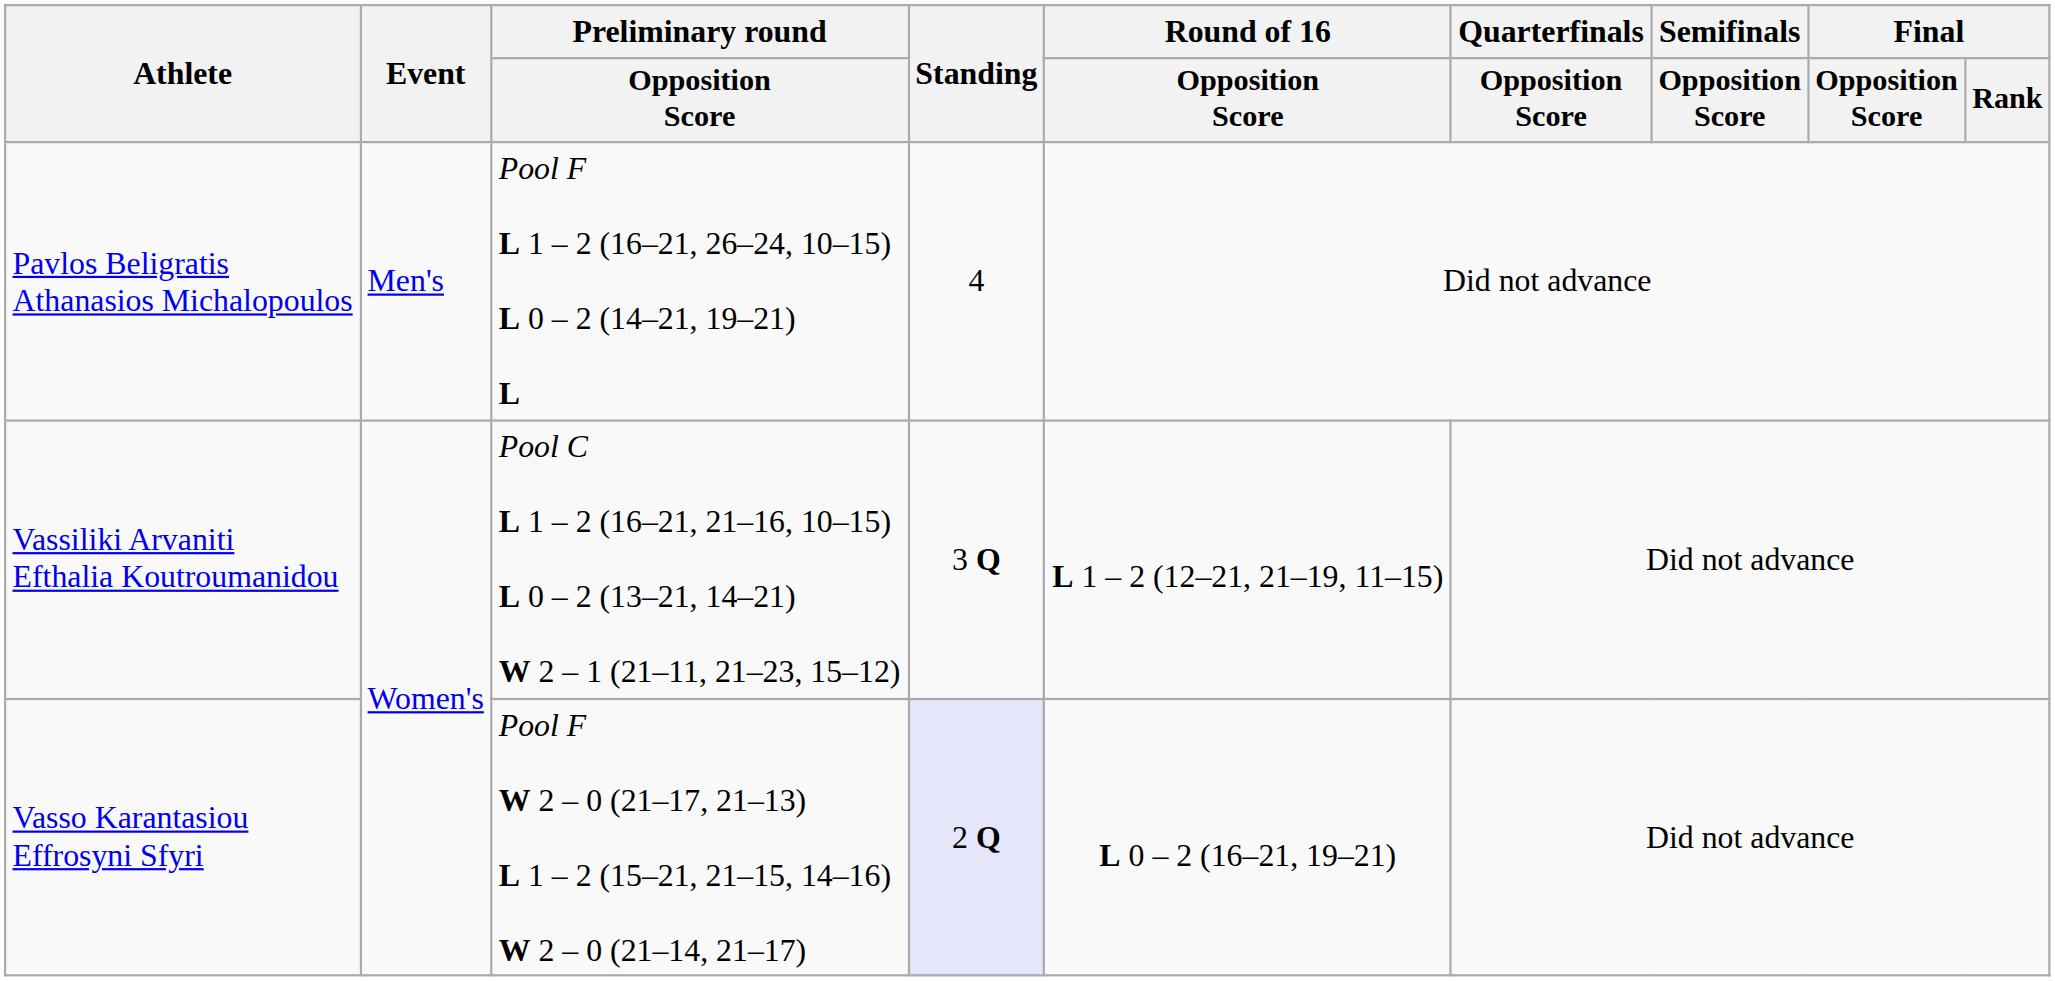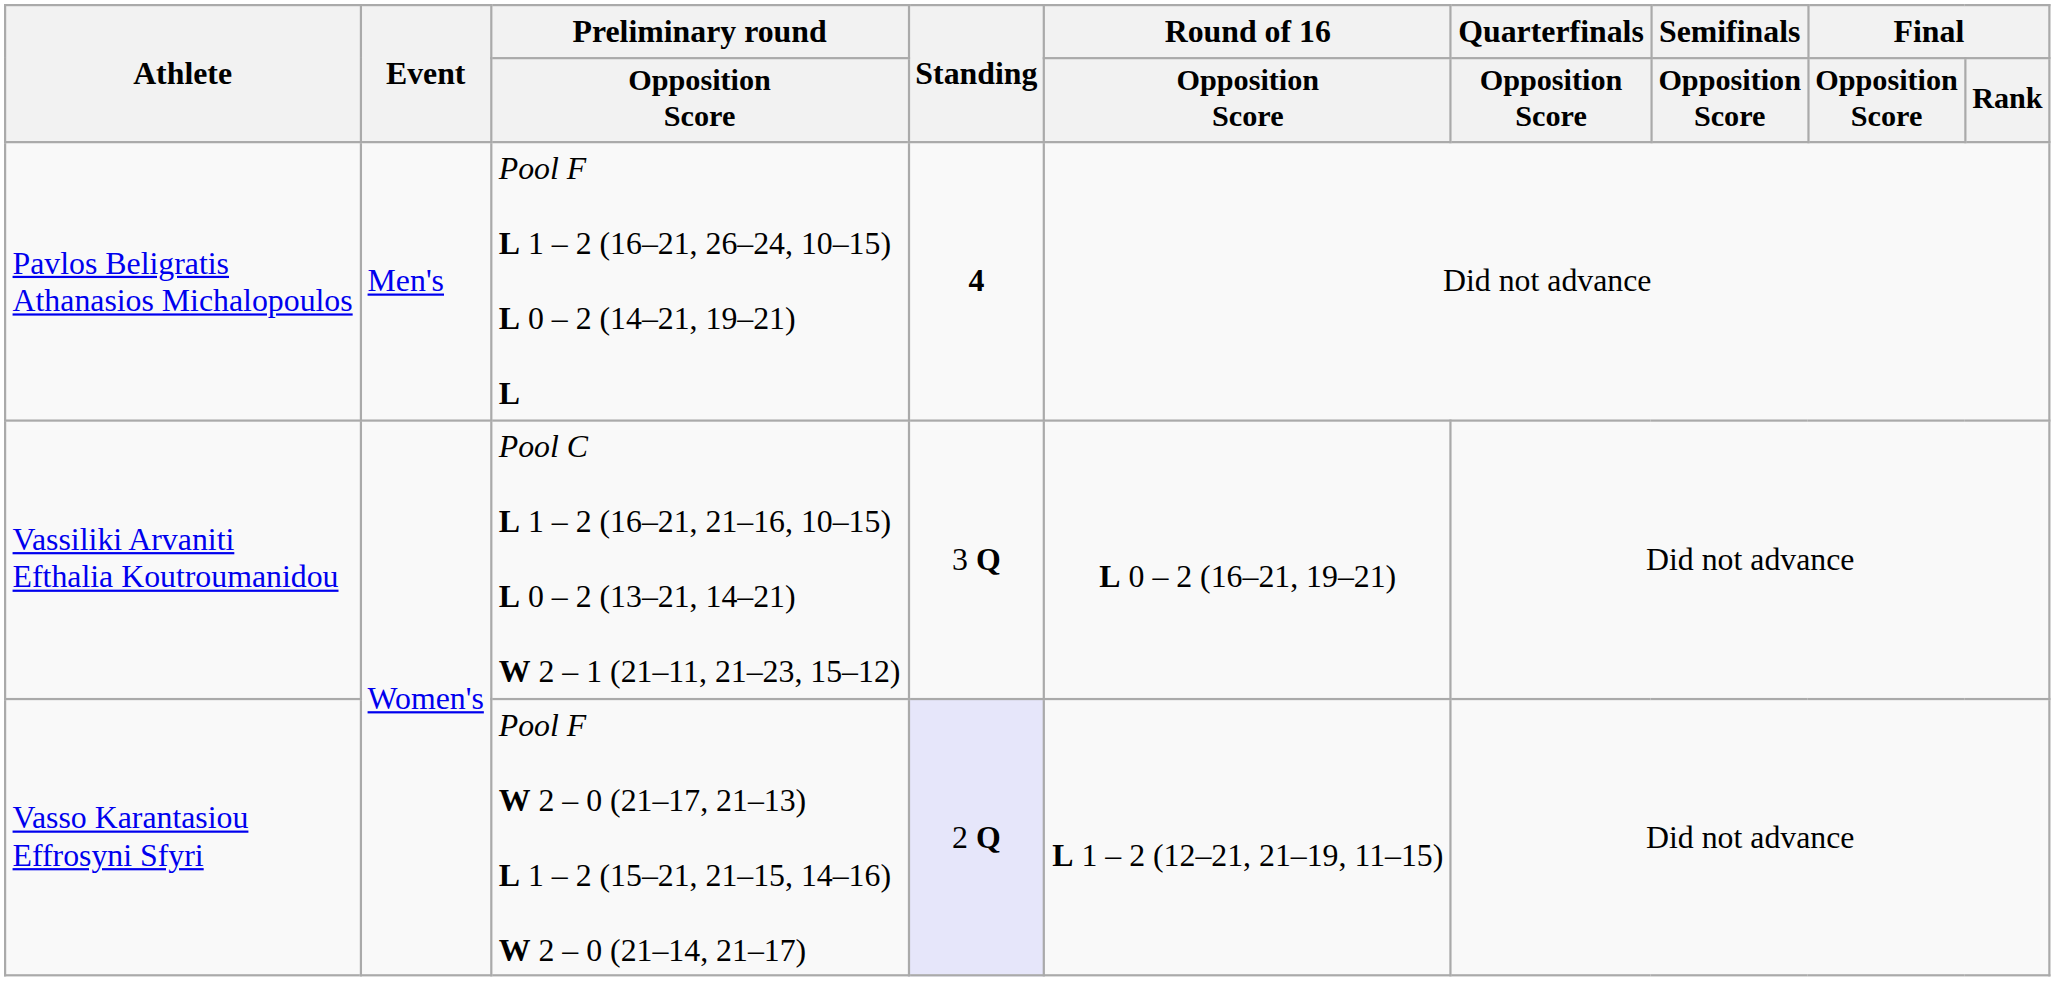(976, 281) normal -> (976, 281) bold
(1248, 578) L 1 – 2 (12–21, 21–19, 11–15) -> (1248, 578) L 0 – 2 (16–21, 19–21)
(1248, 855) L 0 – 2 (16–21, 19–21) -> (1248, 855) L 1 – 2 (12–21, 21–19, 11–15)
